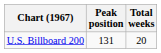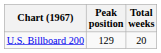(106, 40) 131 -> (106, 40) 129
